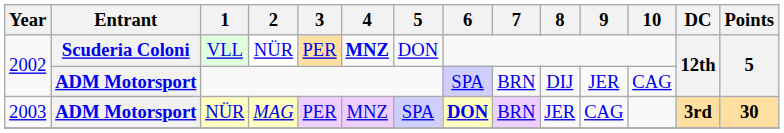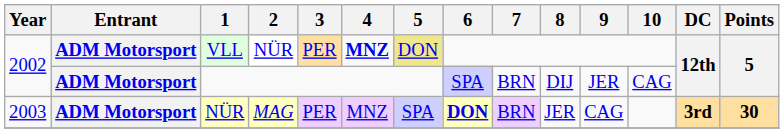(126, 50) Scuderia Coloni -> (126, 50) ADM Motorsport
(418, 50) no background -> (418, 50) khaki background
